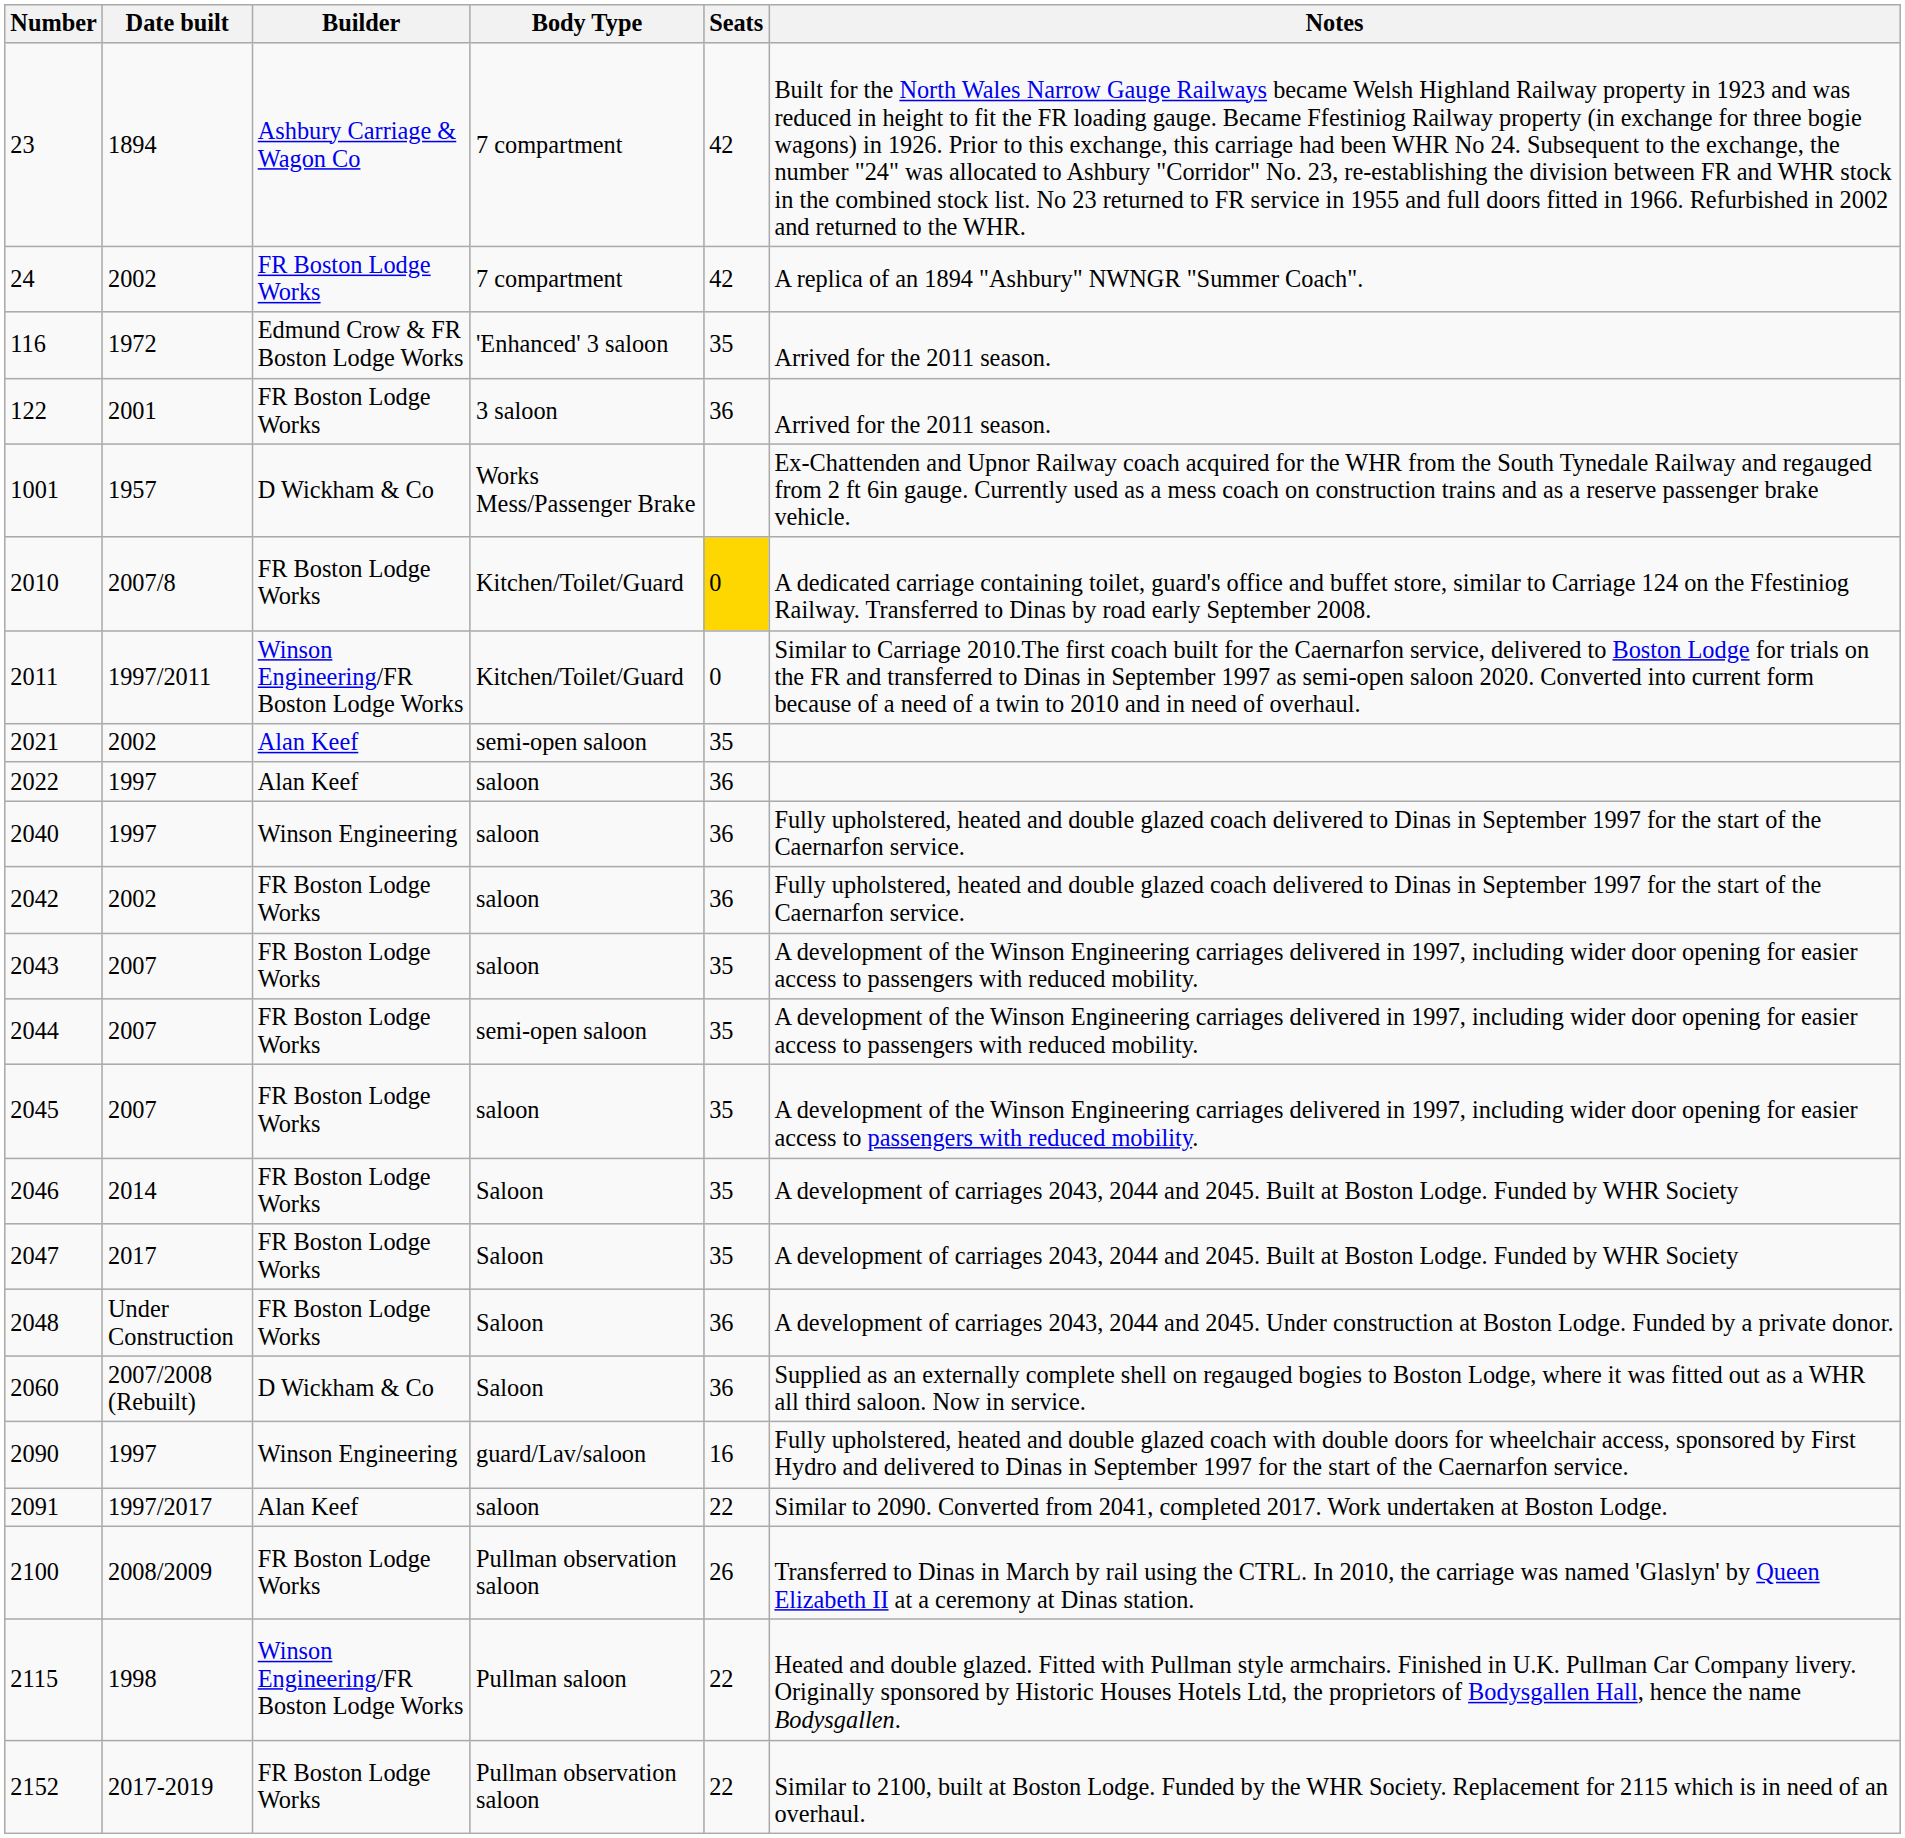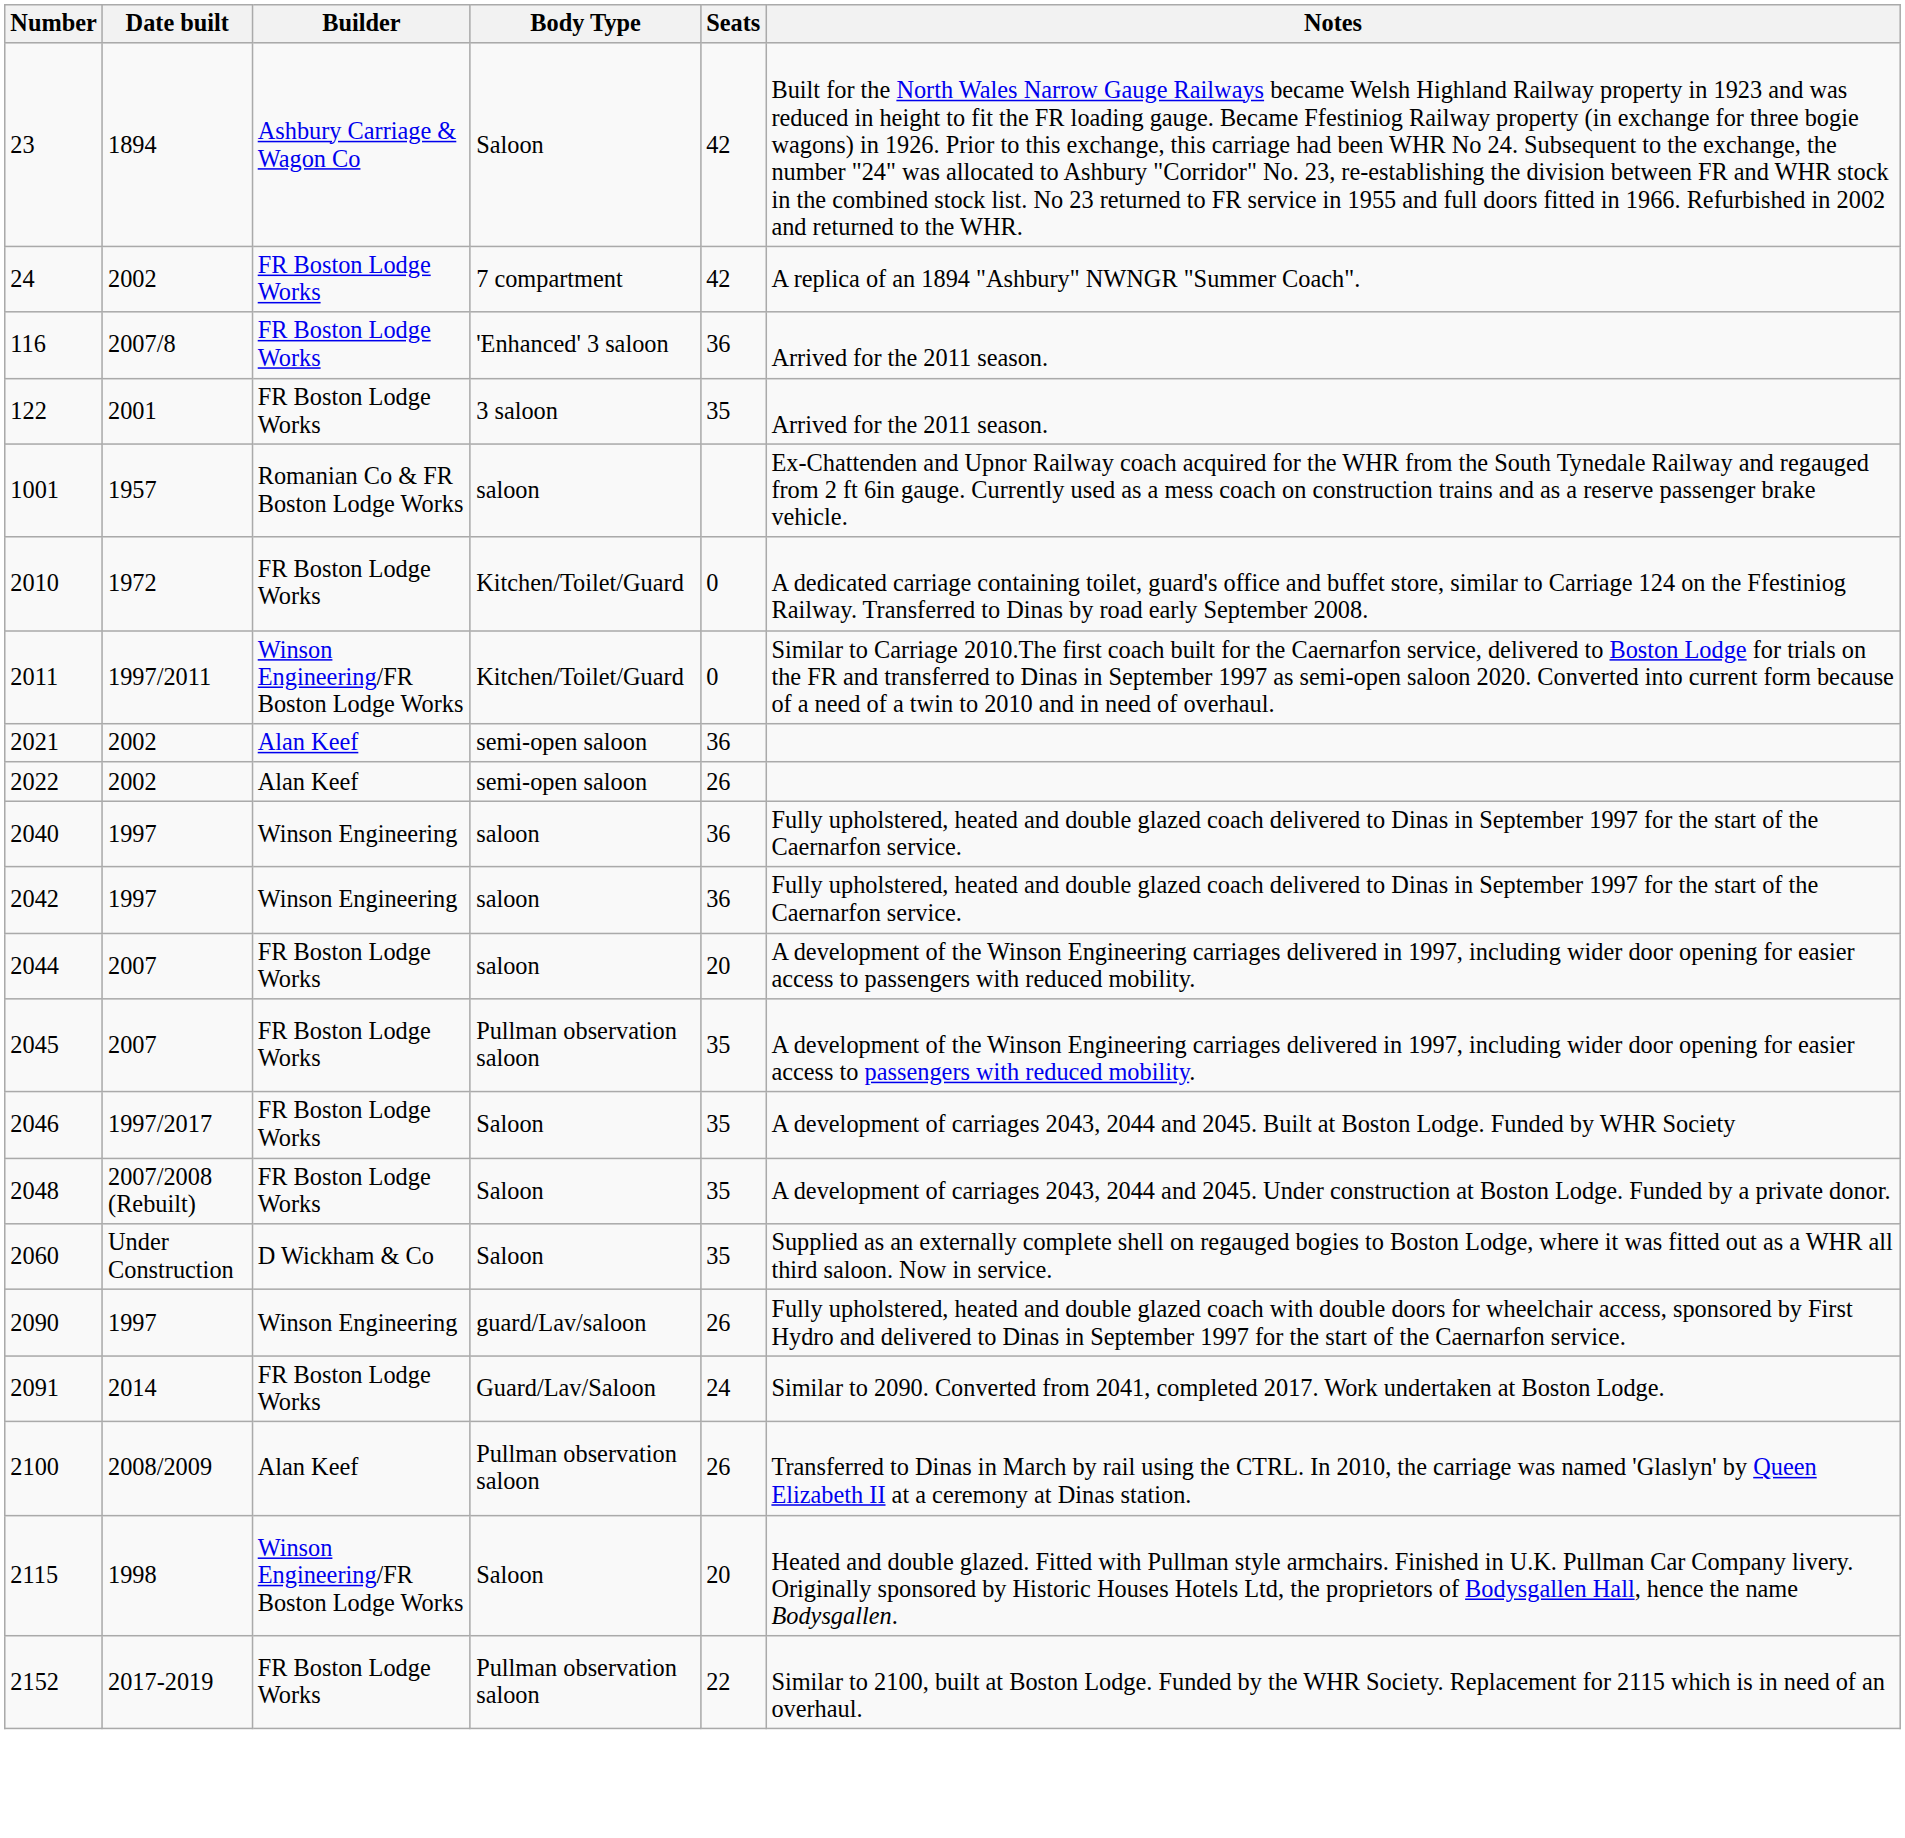(549, 144) 7 compartment -> (510, 144) Saloon
(132, 344) 1972 -> (142, 344) 2007/8
(361, 344) Edmund Crow & FR Boston Lodge Works -> (344, 344) FR Boston Lodge Works
(721, 344) 35 -> (718, 344) 36
(721, 410) 36 -> (718, 410) 35
(346, 490) D Wickham & Co -> (361, 490) Romanian Co & FR Boston Lodge Works
(586, 490) Works Mess/Passenger Brake -> (508, 490) saloon
(142, 583) 2007/8 -> (132, 583) 1972
(715, 583) gold background -> (712, 583) no background
(721, 742) 35 -> (718, 742) 36
(132, 781) 1997 -> (132, 781) 2002
(508, 781) saloon -> (562, 781) semi-open saloon
(721, 781) 36 -> (718, 781) 26
(132, 899) 2002 -> (132, 899) 1997
(344, 899) FR Boston Lodge Works -> (358, 899) Winson Engineering
- row: (35, 965)
(561, 1031) semi-open saloon -> (508, 965) saloon
(721, 1031) 35 -> (718, 965) 20
(508, 1110) saloon -> (576, 1045) Pullman observation saloon
(132, 1190) 2014 -> (160, 1124) 1997/2017
- row: (35, 1256)
(171, 1322) Under Construction -> (160, 1190) 2007/2008 (Rebuilt)
(721, 1322) 36 -> (718, 1190) 35
(160, 1388) 2007/2008 (Rebuilt) -> (171, 1256) Under Construction
(721, 1388) 36 -> (718, 1256) 35
(721, 1454) 16 -> (718, 1322) 26
(160, 1506) 1997/2017 -> (132, 1388) 2014
(308, 1506) Alan Keef -> (344, 1388) FR Boston Lodge Works
(508, 1506) saloon -> (566, 1388) Guard/Lav/Saloon
(721, 1506) 22 -> (718, 1388) 24
(344, 1572) FR Boston Lodge Works -> (308, 1467) Alan Keef
(551, 1679) Pullman saloon -> (510, 1574) Saloon
(721, 1679) 22 -> (718, 1574) 20
